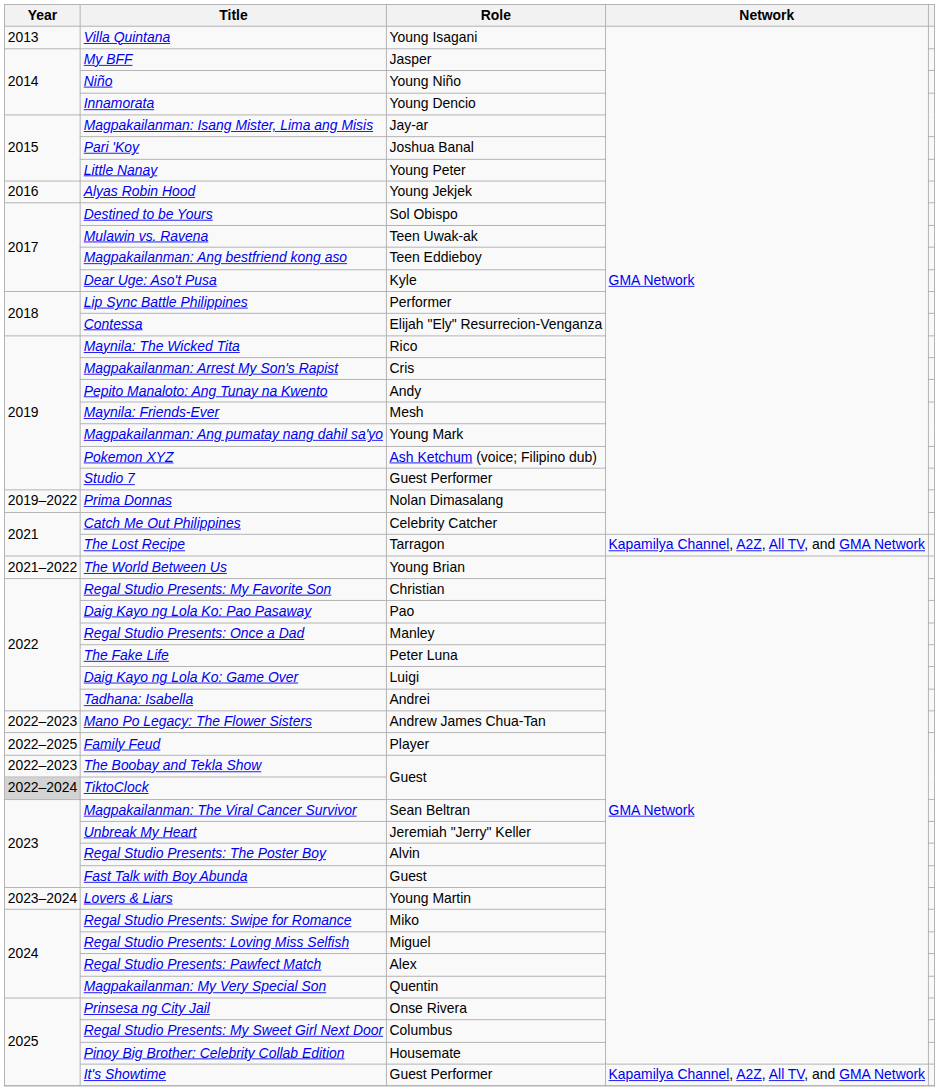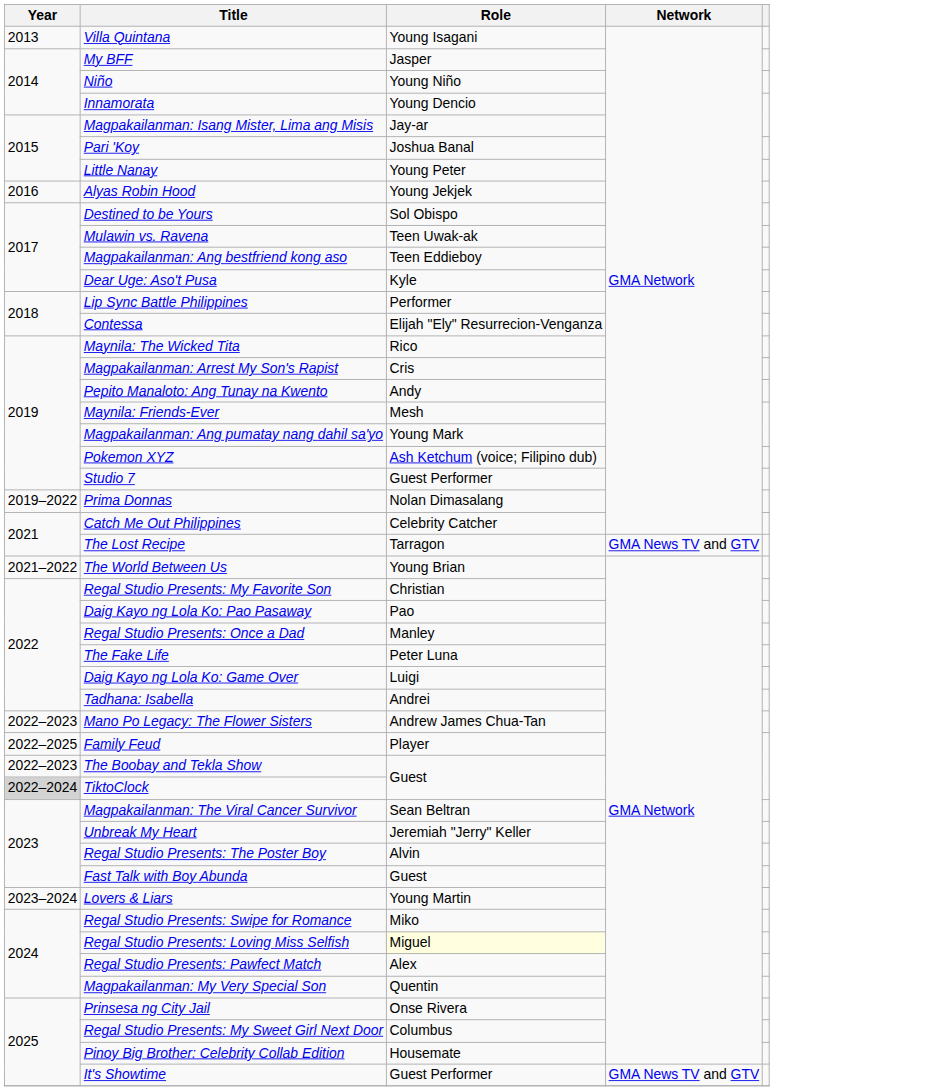(767, 545) Kapamilya Channel, A2Z, All TV, and GMA Network -> (684, 545) GMA News TV and GTV
(410, 942) no background -> (410, 942) lightyellow background
(767, 1075) Kapamilya Channel, A2Z, All TV, and GMA Network -> (684, 1075) GMA News TV and GTV
